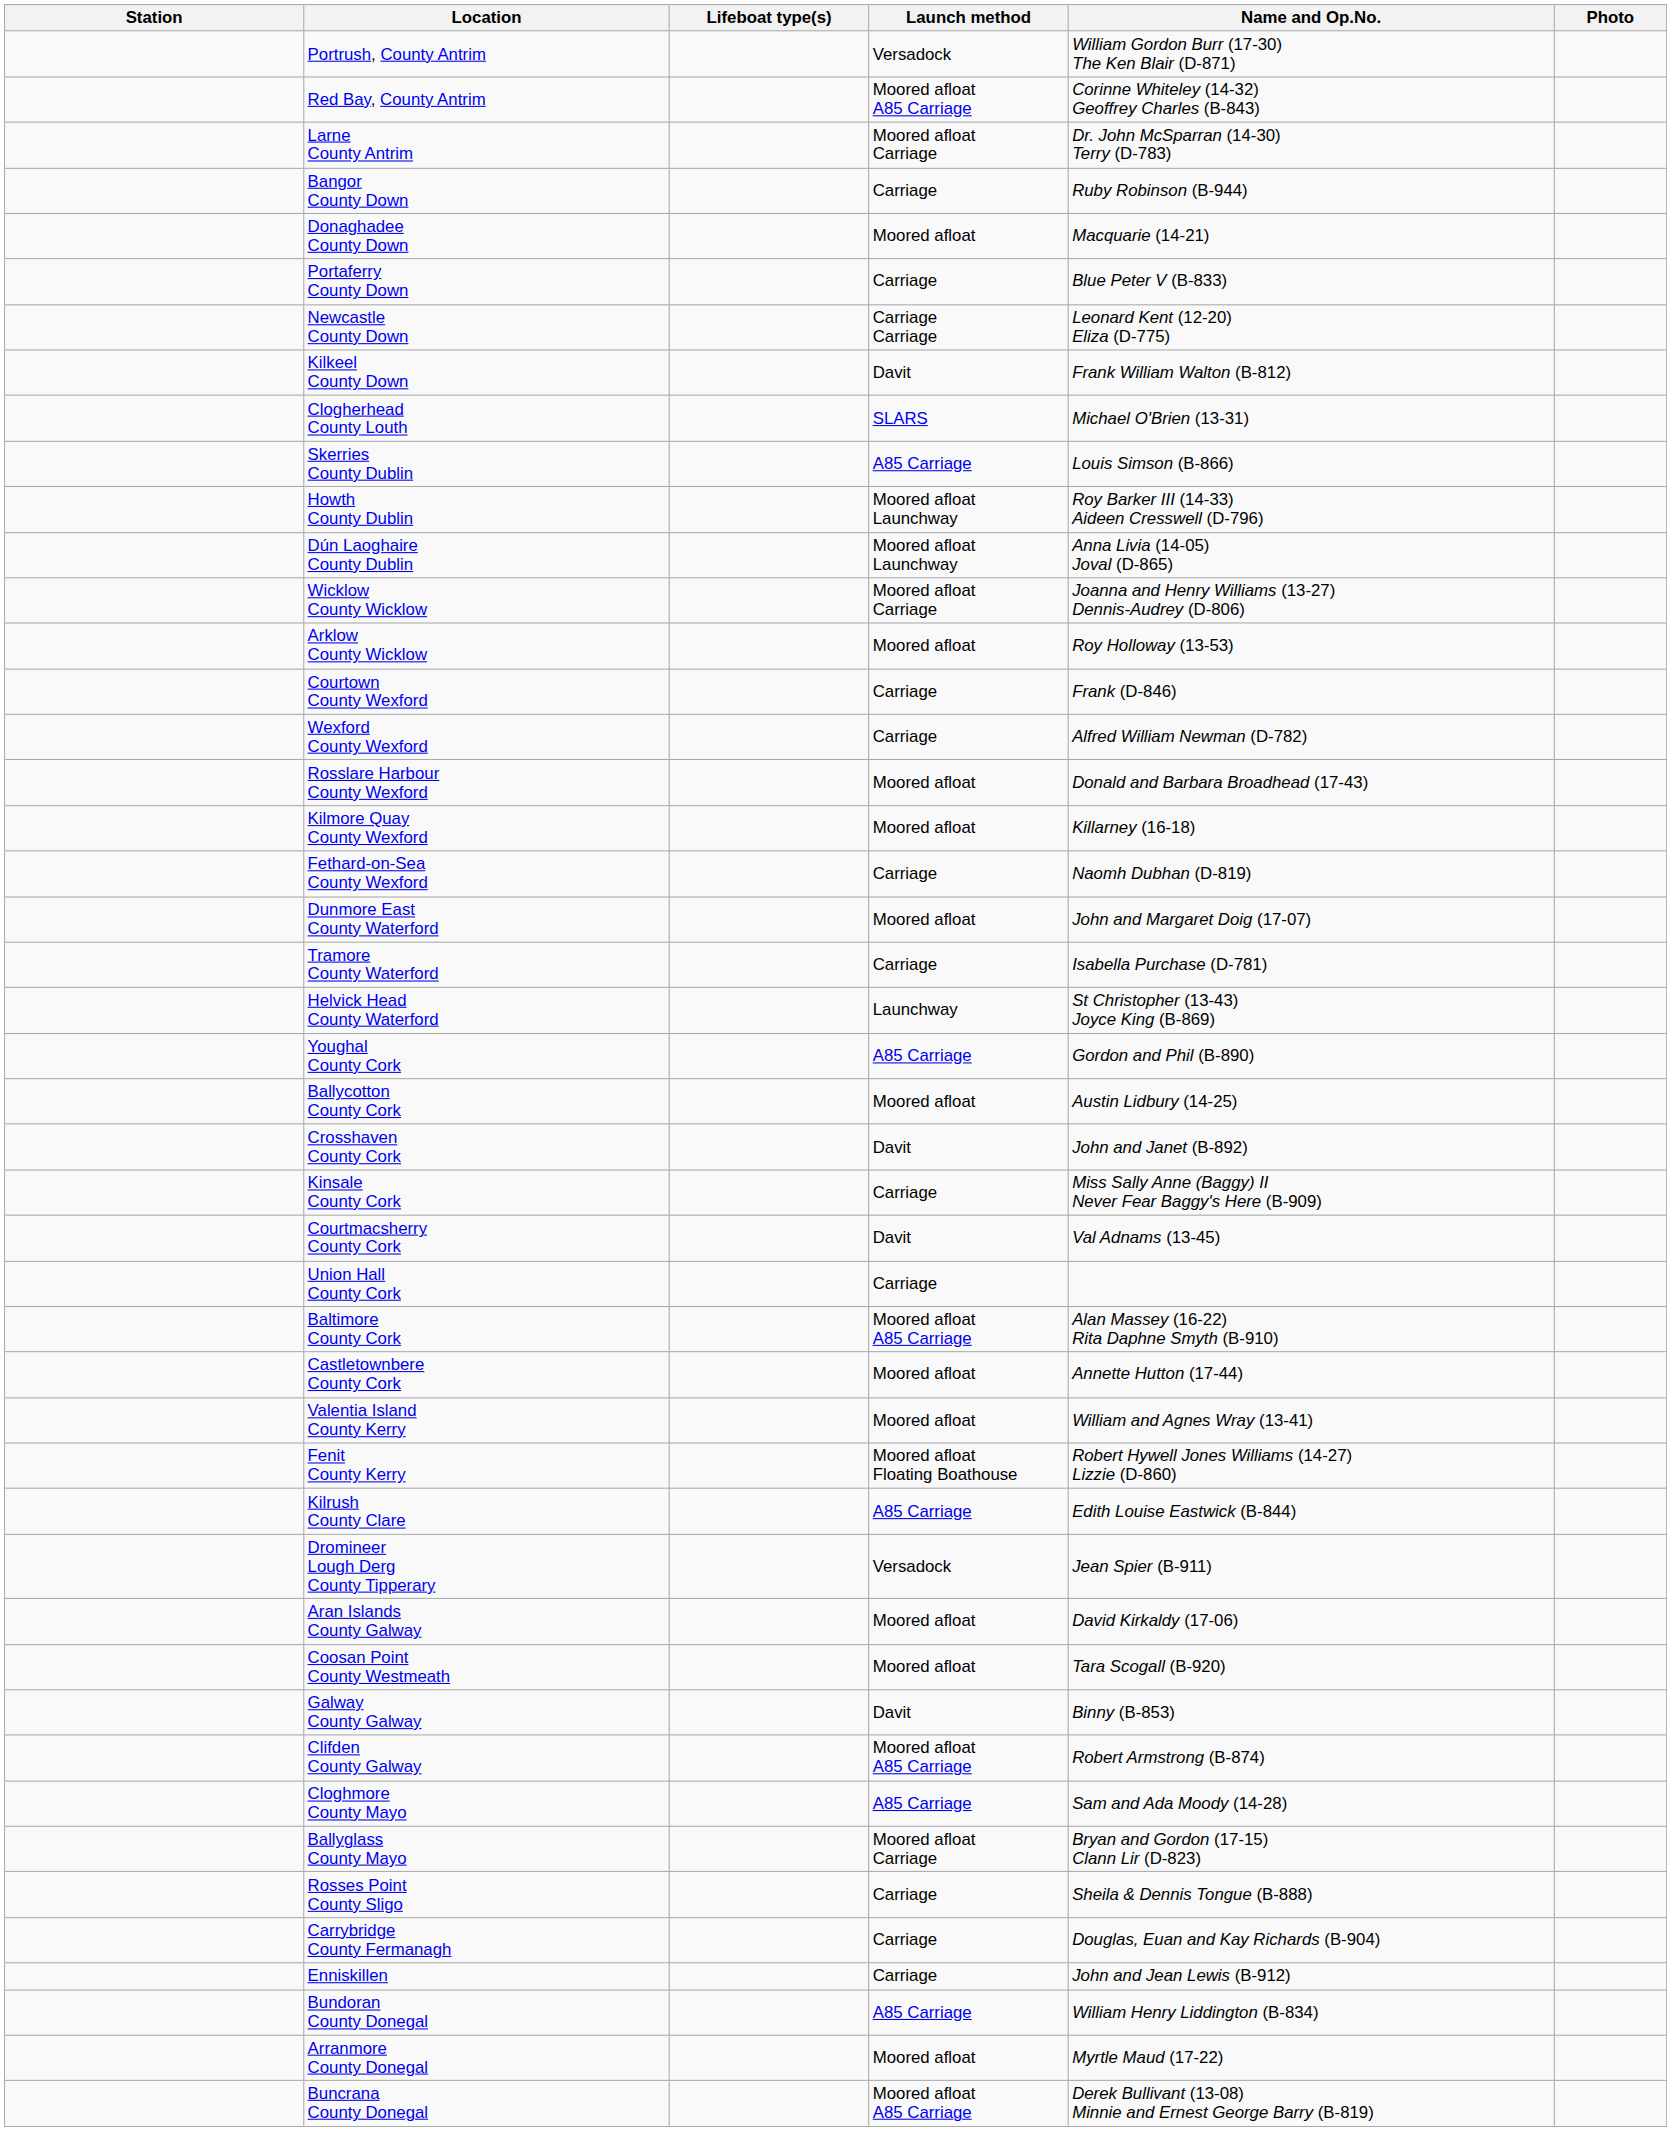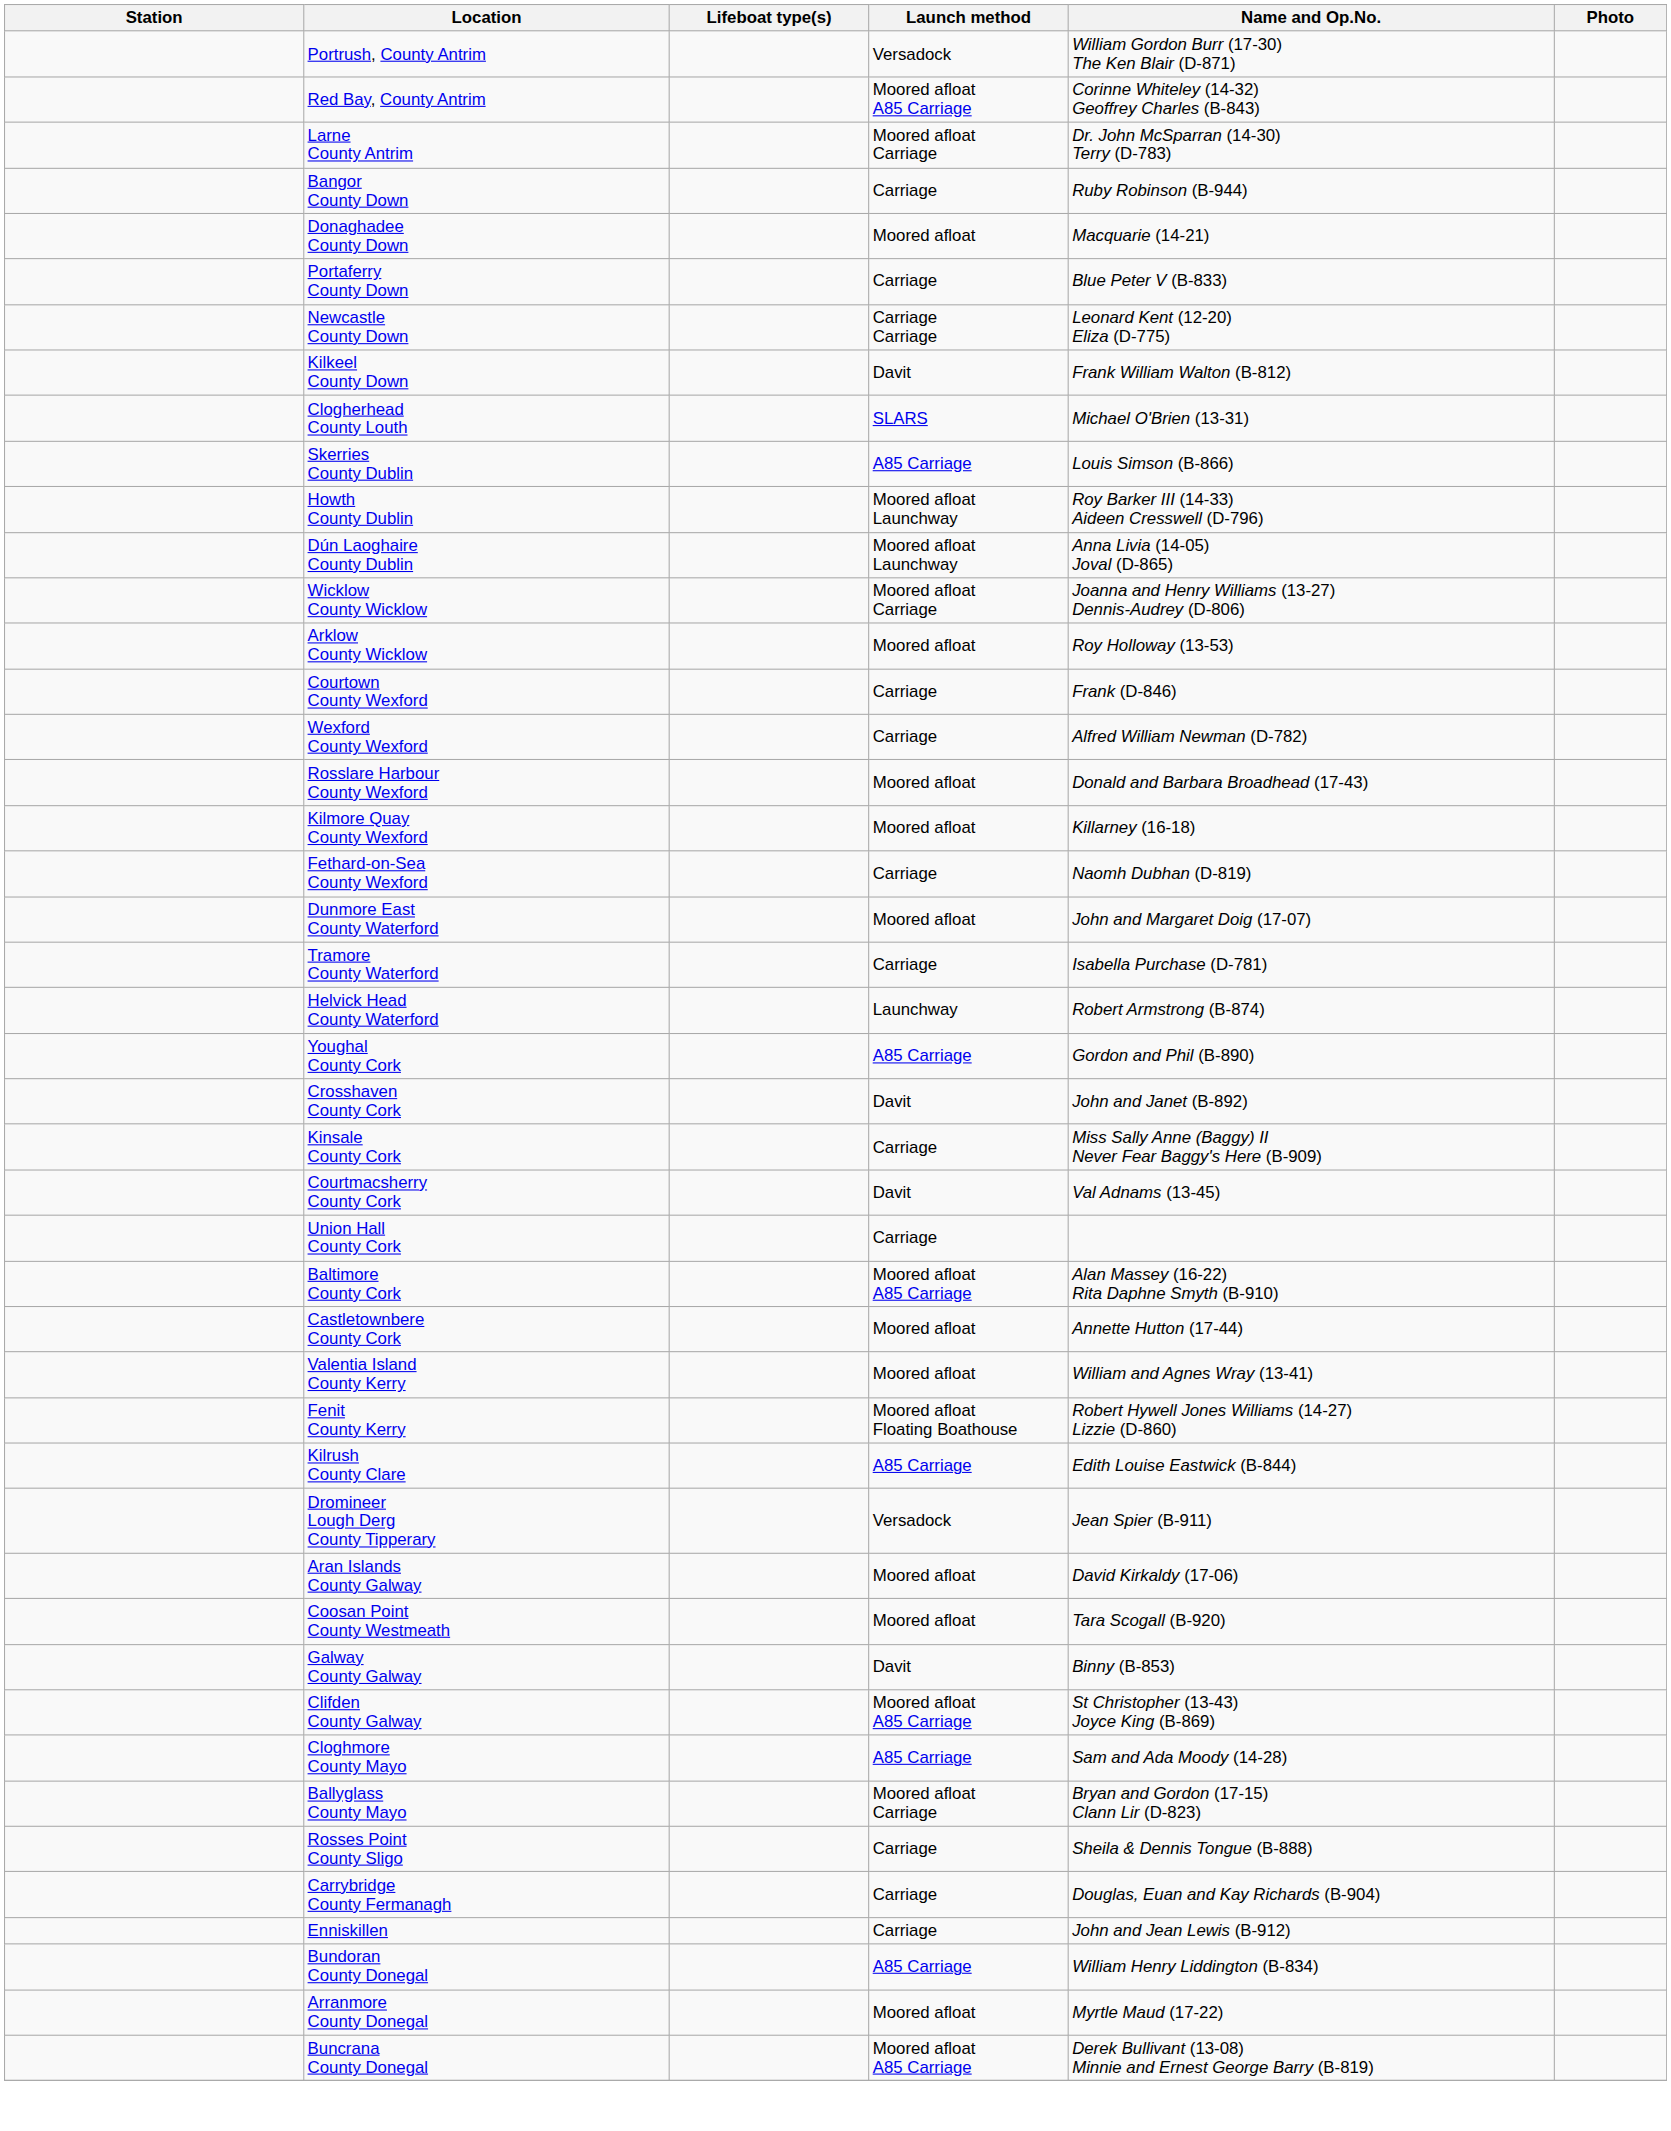(1155, 1010) St Christopher (13-43) Joyce King (B-869) -> (1168, 1010) Robert Armstrong (B-874)
- row: (354, 1101)
(1168, 1757) Robert Armstrong (B-874) -> (1155, 1712) St Christopher (13-43) Joyce King (B-869)
